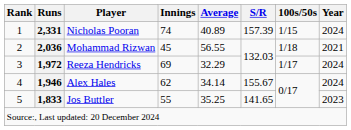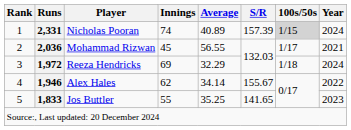(288, 30) no background -> (288, 30) lightgrey background
(288, 47) 1/18 -> (288, 47) 1/17
(288, 64) 1/17 -> (288, 64) 1/18
(333, 82) 2024 -> (333, 82) 2022
